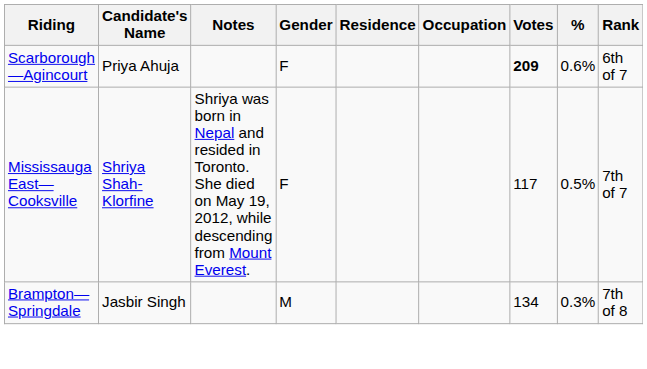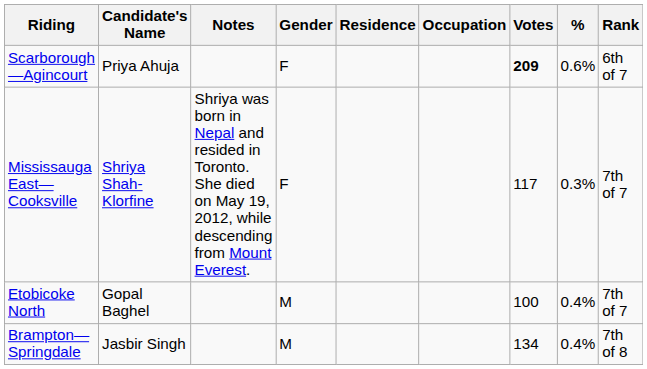(578, 184) 0.5% -> (578, 184) 0.3%
+ row: (41, 302)
(578, 302) 0.3% -> (578, 343) 0.4%
